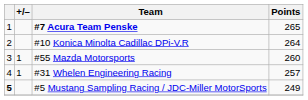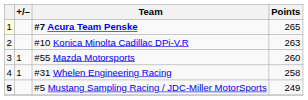(9, 27) no background -> (9, 27) lightyellow background
(292, 42) 264 -> (292, 42) 263
(292, 73) 257 -> (292, 73) 258
